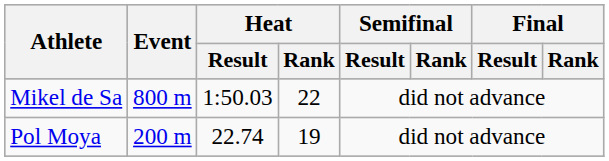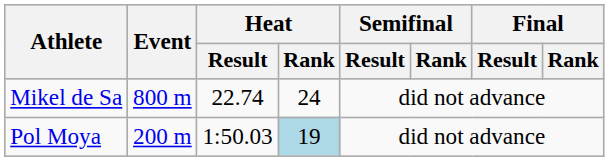(238, 98) 1:50.03 -> (238, 98) 22.74
(309, 98) 22 -> (309, 98) 24
(238, 136) 22.74 -> (238, 136) 1:50.03
(309, 136) no background -> (309, 136) lightblue background
